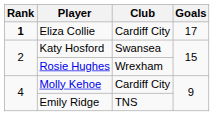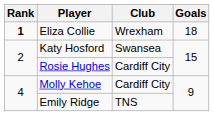(143, 31) Cardiff City -> (139, 31) Wrexham
(191, 31) 17 -> (191, 31) 18
(139, 66) Wrexham -> (143, 66) Cardiff City
